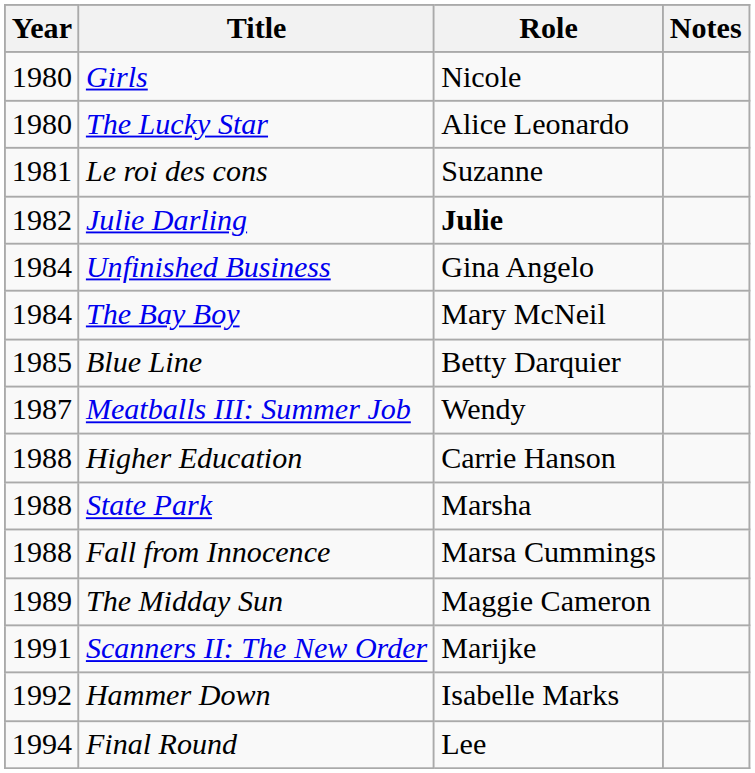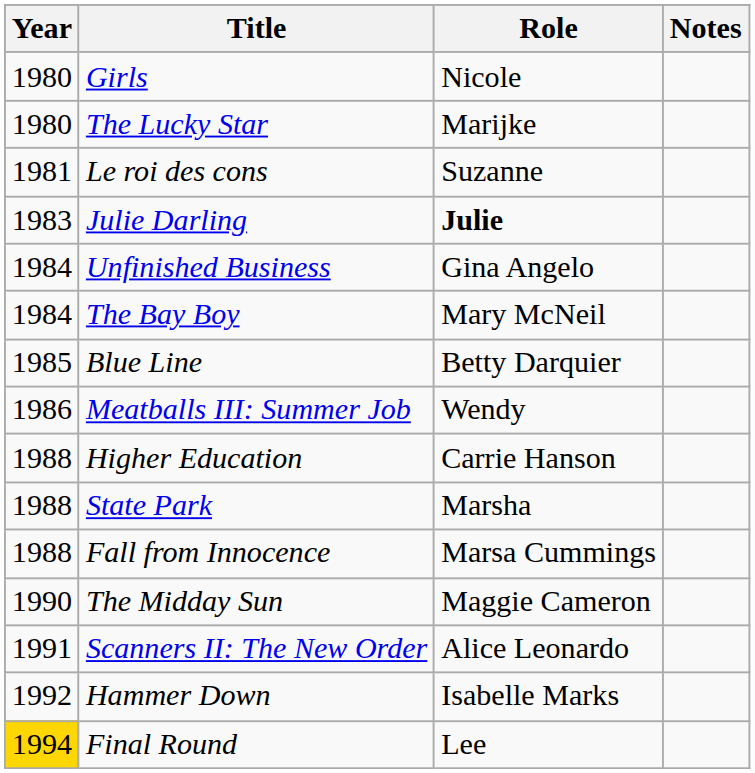(535, 123) Alice Leonardo -> (489, 123) Marijke
(42, 219) 1982 -> (42, 219) 1983
(42, 409) 1987 -> (42, 409) 1986
(42, 600) 1989 -> (42, 600) 1990
(489, 648) Marijke -> (535, 648) Alice Leonardo
(42, 743) no background -> (42, 743) gold background
